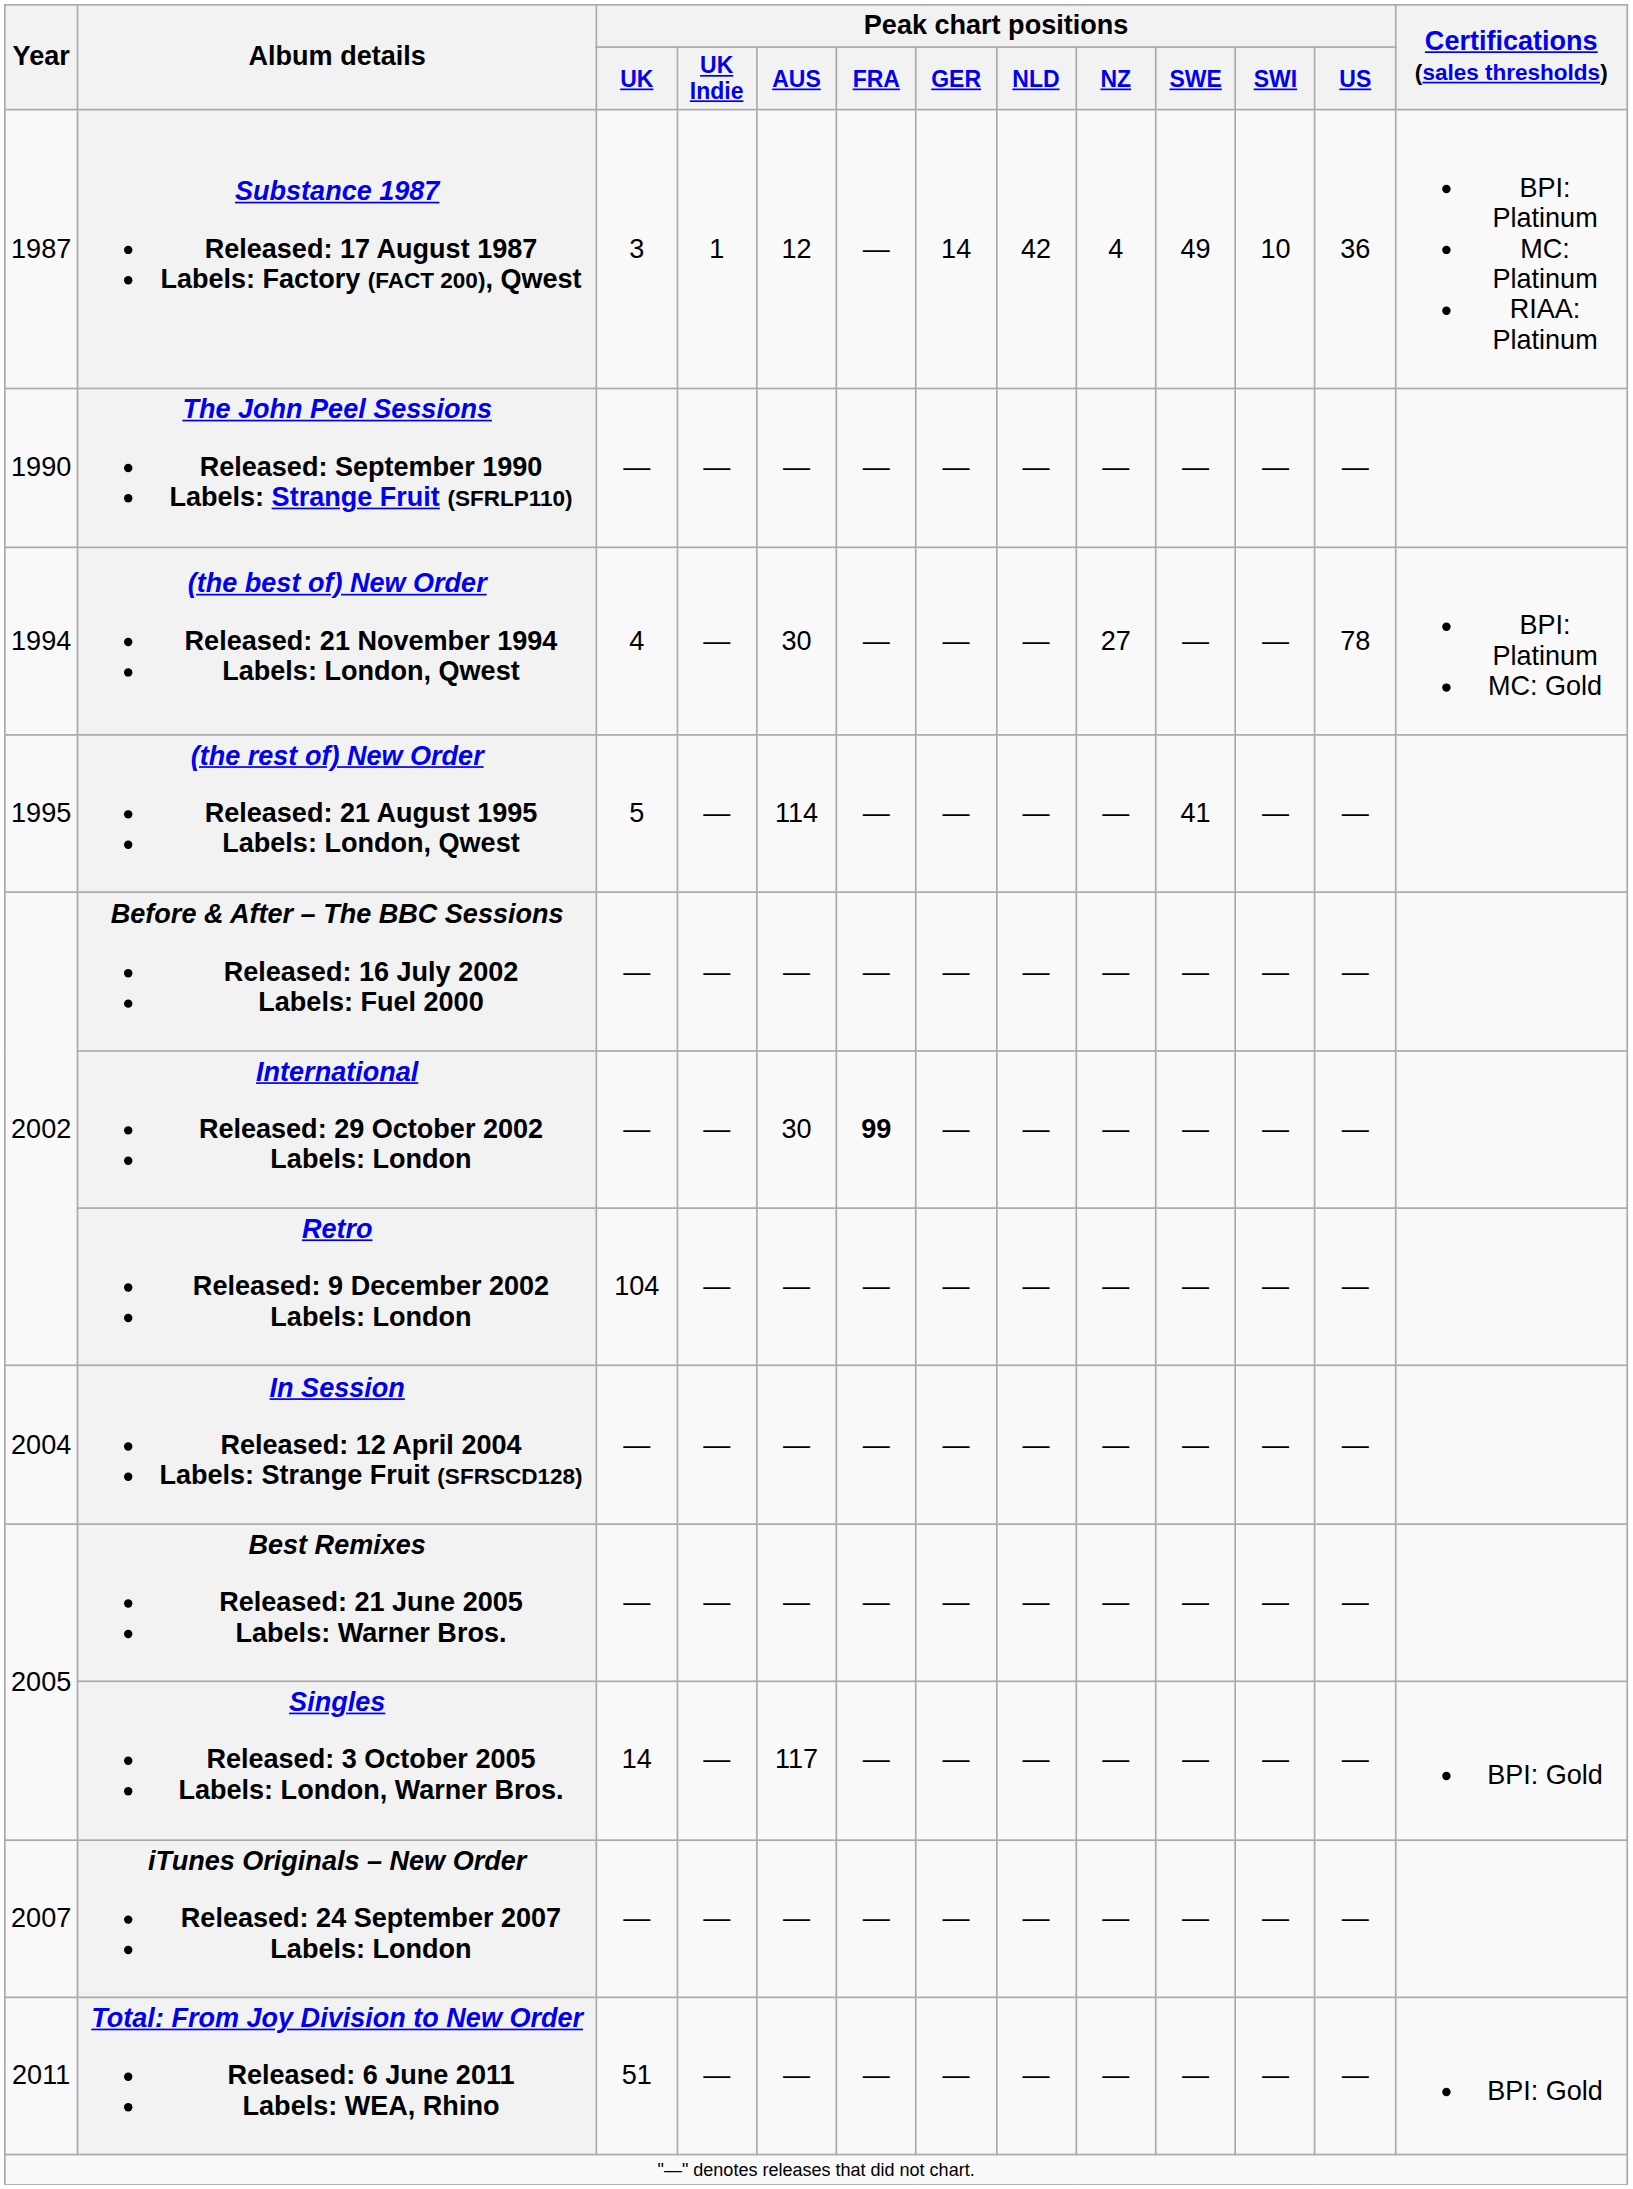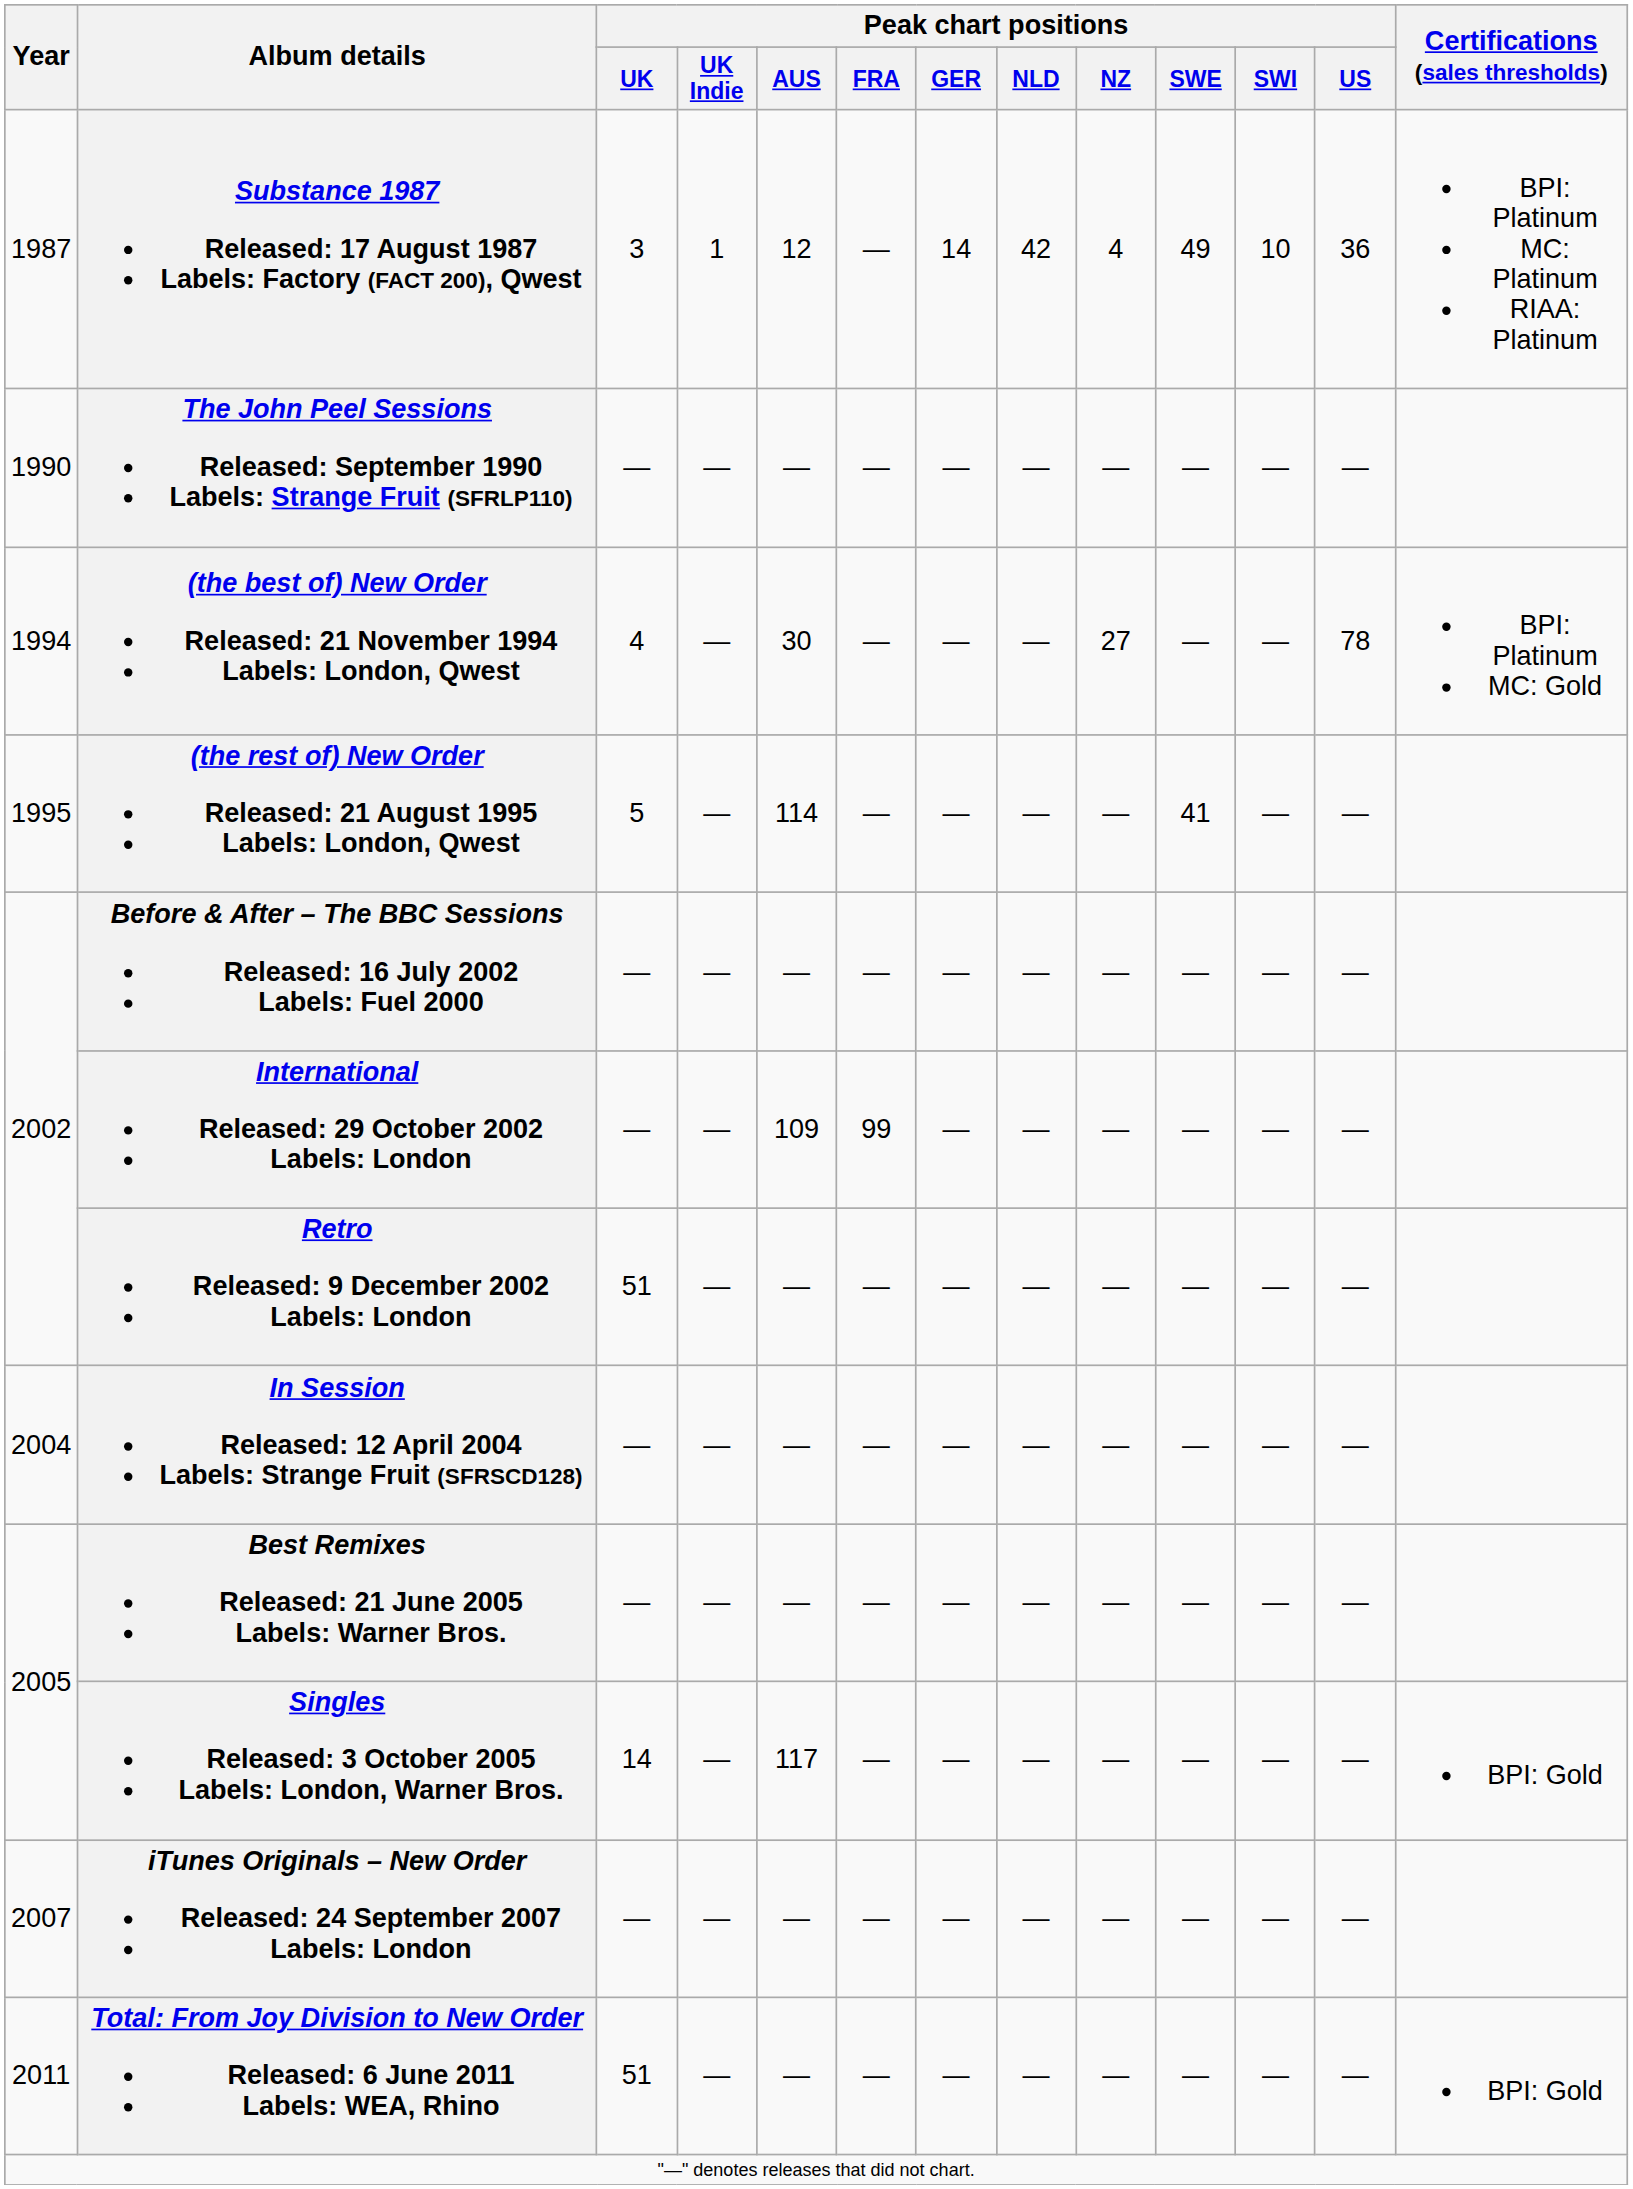(796, 1128) 30 -> (796, 1128) 109
(876, 1128) bold -> (876, 1128) normal
(637, 1286) 104 -> (637, 1286) 51
